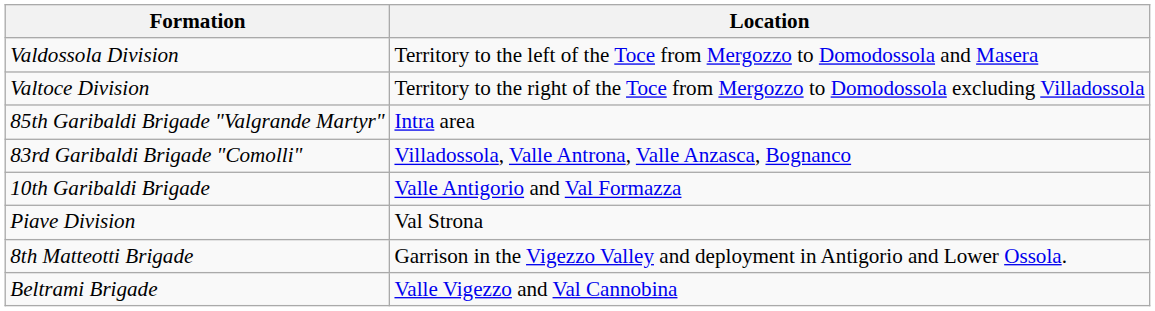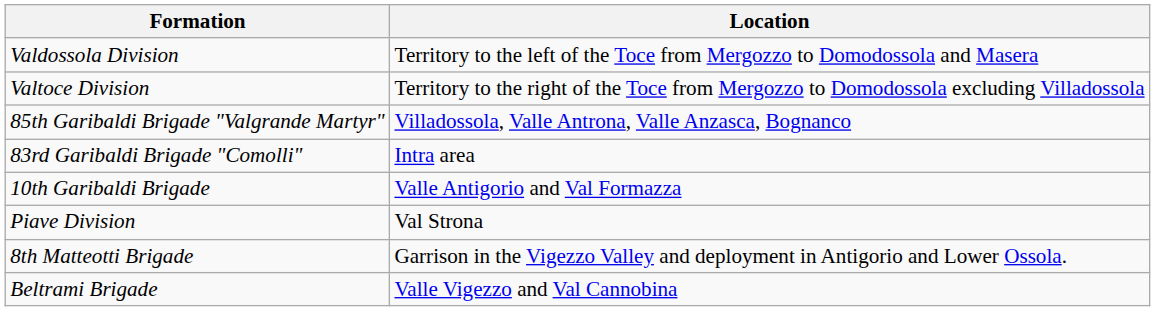(435, 121) Intra area -> (623, 121) Villadossola, Valle Antrona, Valle Anzasca, Bognanco
(623, 155) Villadossola, Valle Antrona, Valle Anzasca, Bognanco -> (435, 155) Intra area
